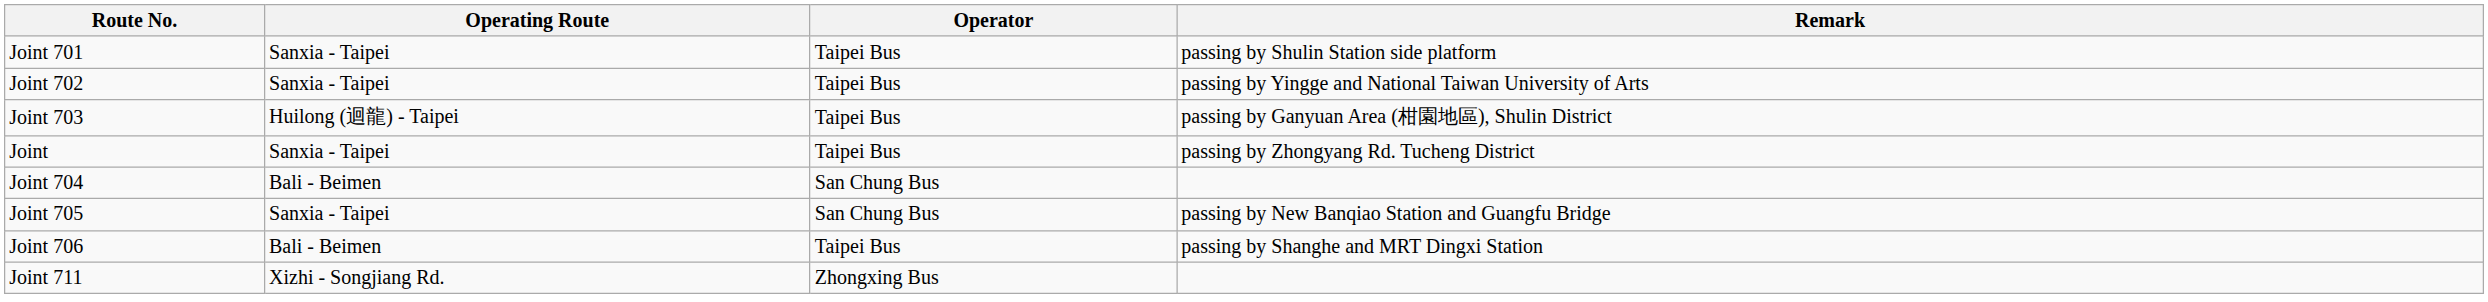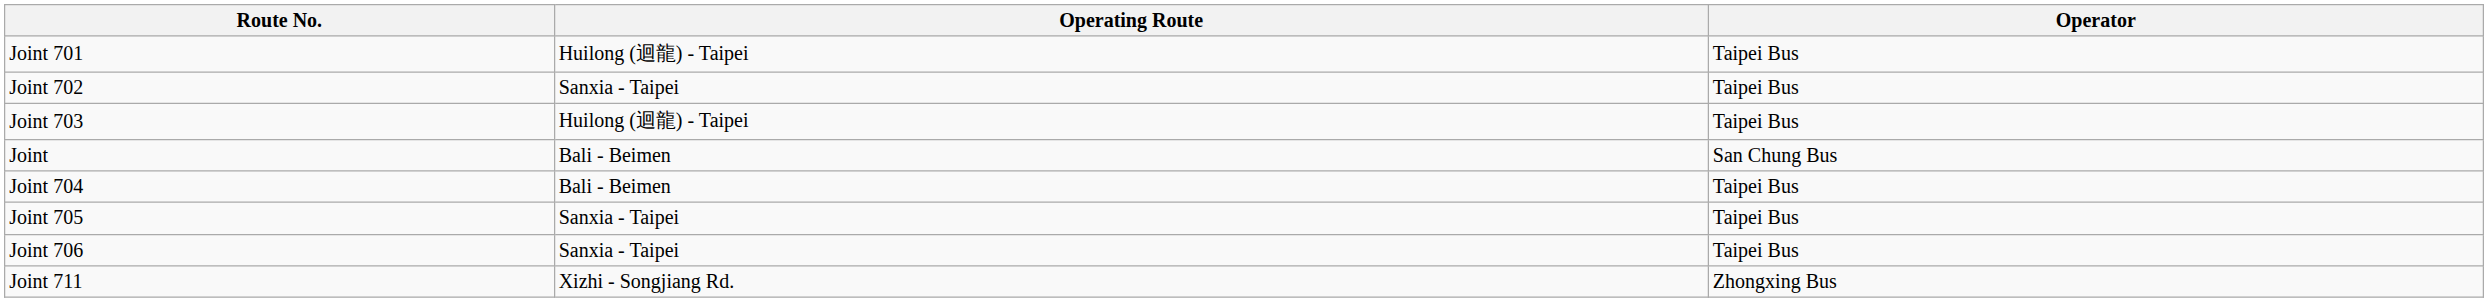- column: (1830, 20)
(329, 52) Sanxia - Taipei -> (654, 53) Huilong (迴龍) - Taipei
(329, 150) Sanxia - Taipei -> (615, 154) Bali - Beimen
(858, 150) Taipei Bus -> (1775, 154) San Chung Bus
(877, 182) San Chung Bus -> (1756, 186) Taipei Bus
(877, 214) San Chung Bus -> (1756, 218) Taipei Bus
(325, 246) Bali - Beimen -> (619, 249) Sanxia - Taipei
